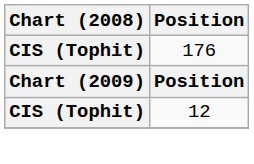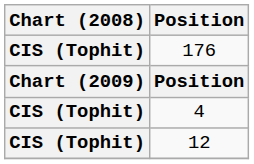+ row: (199, 112)
